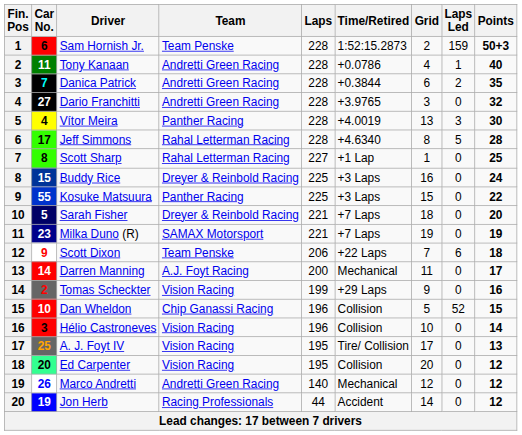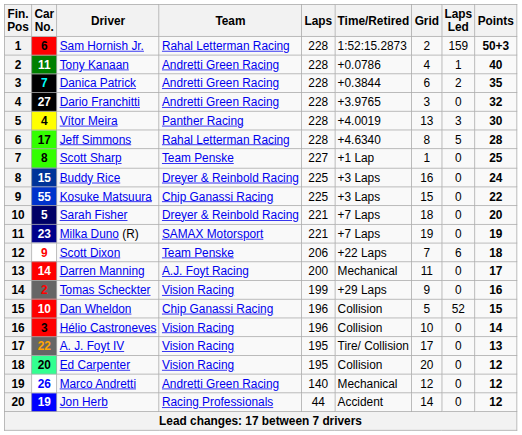(198, 46) Team Penske -> (226, 46) Rahal Letterman Racing
(226, 159) Rahal Letterman Racing -> (198, 159) Team Penske
(203, 196) Panther Racing -> (218, 196) Chip Ganassi Racing
(44, 346) 25 -> (44, 346) 22
